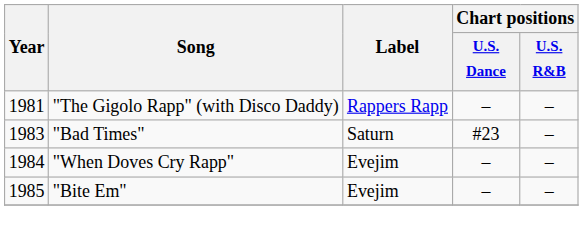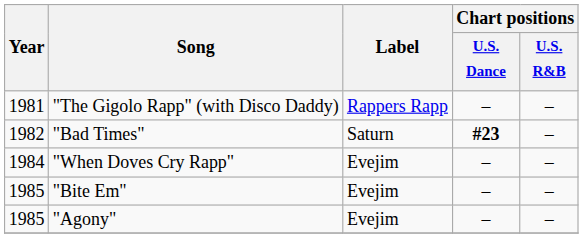(27, 133) 1983 -> (27, 133) 1982
(486, 133) normal -> (486, 133) bold
+ row: (84, 219)
